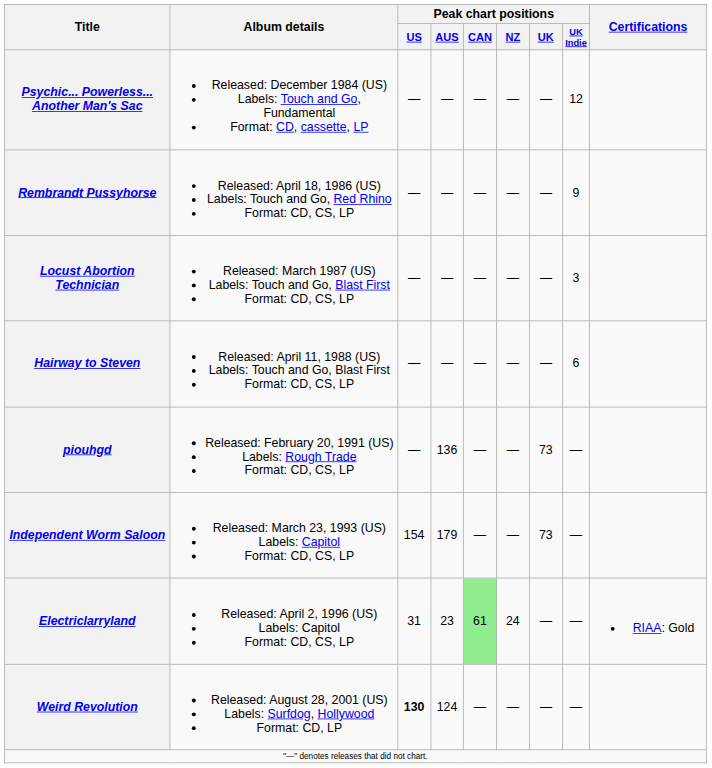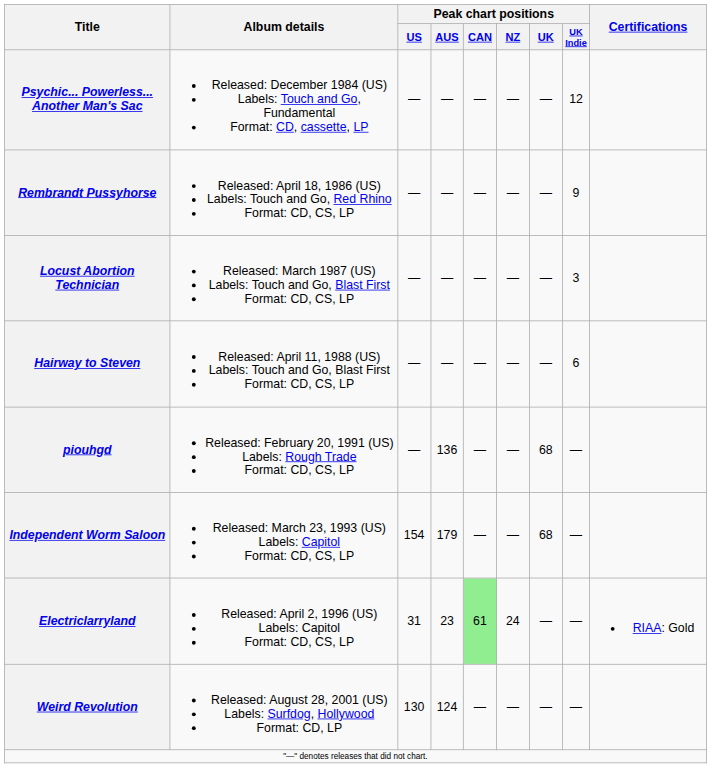(546, 449) 73 -> (546, 449) 68
(546, 535) 73 -> (546, 535) 68
(414, 707) bold -> (414, 707) normal
